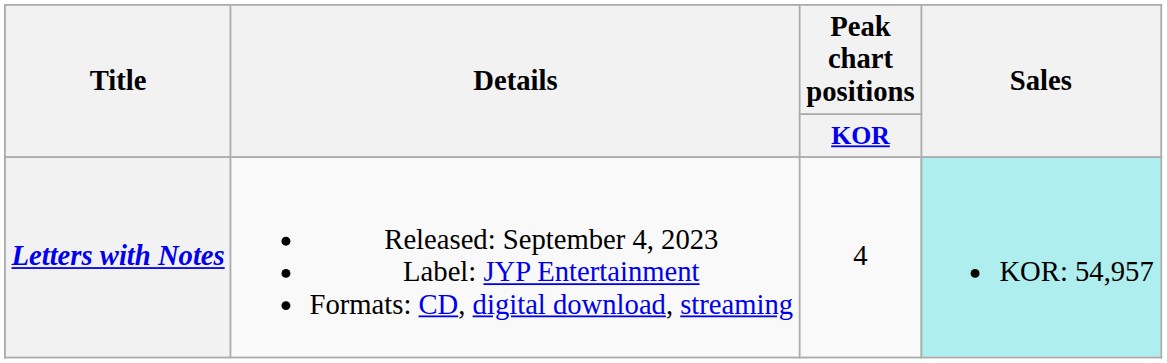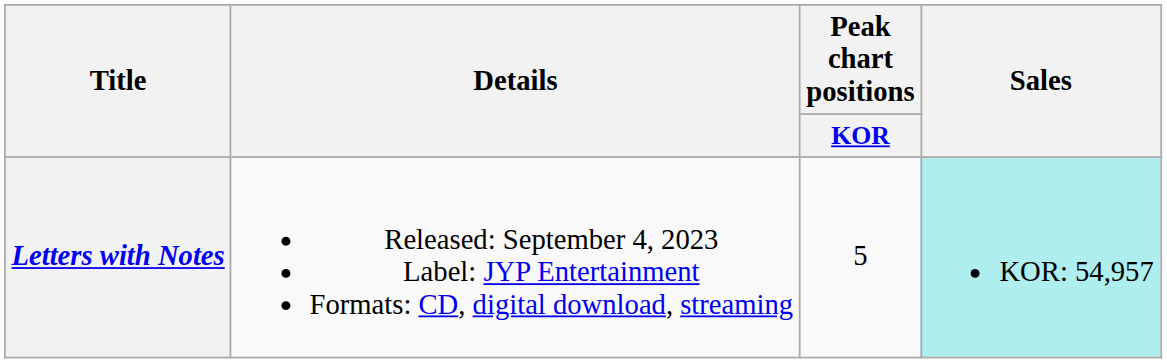(860, 256) 4 -> (860, 256) 5
